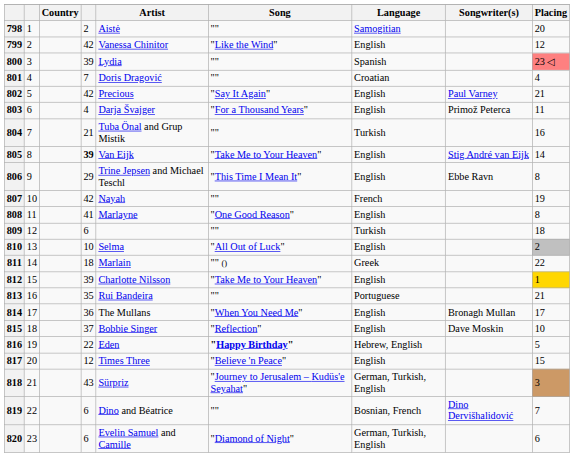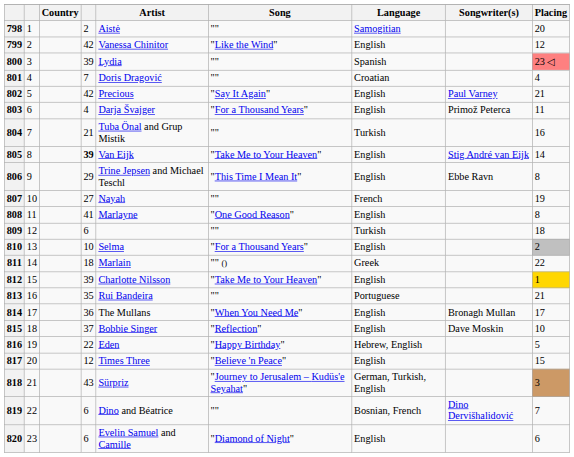(89, 198) 42 -> (89, 198) 27
(248, 247) "All Out of Luck" -> (259, 247) "For a Thousand Years"
(252, 344) bold -> (248, 344) normal
(390, 438) German, Turkish, English -> (370, 438) English
